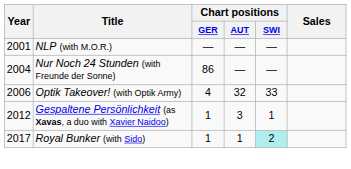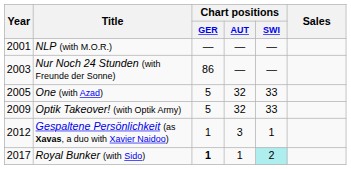(19, 70) 2004 -> (19, 70) 2003
+ row: (69, 93)
(19, 93) 2006 -> (19, 110) 2009
(208, 93) 4 -> (208, 110) 5
(208, 139) normal -> (208, 156) bold
